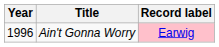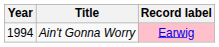(20, 32) 1996 -> (20, 32) 1994
